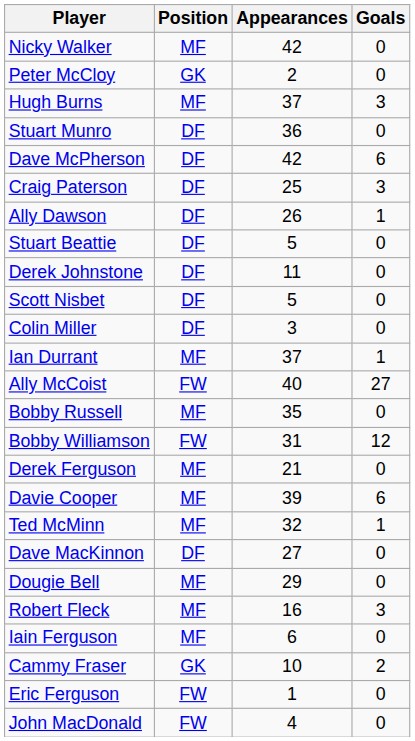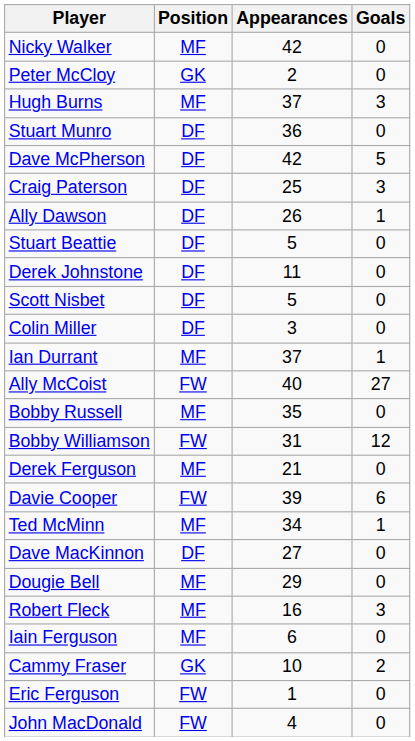(381, 159) 6 -> (381, 159) 5
(193, 497) MF -> (193, 497) FW
(292, 525) 32 -> (292, 525) 34
